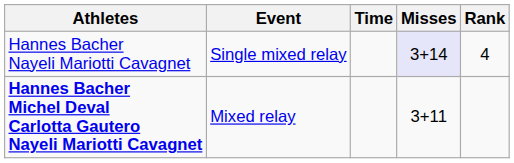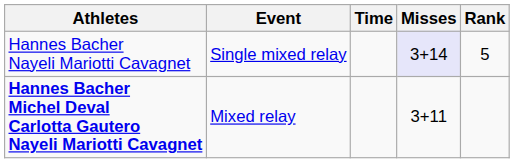(485, 54) 4 -> (485, 54) 5
